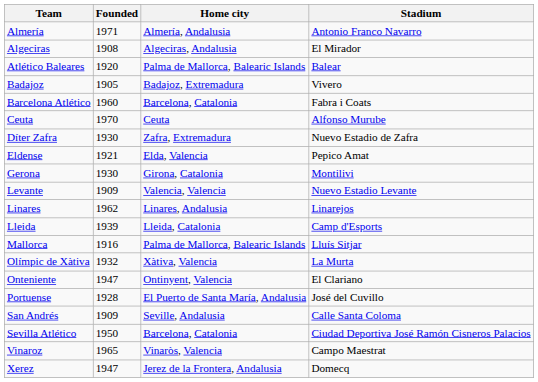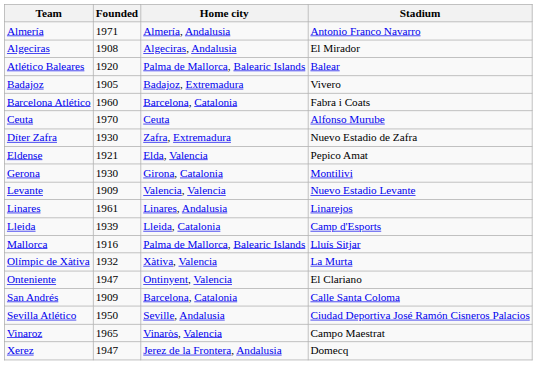(107, 208) 1962 -> (107, 208) 1961
- row: (29, 297)
(184, 315) Seville, Andalusia -> (190, 297) Barcelona, Catalonia
(190, 333) Barcelona, Catalonia -> (184, 315) Seville, Andalusia
